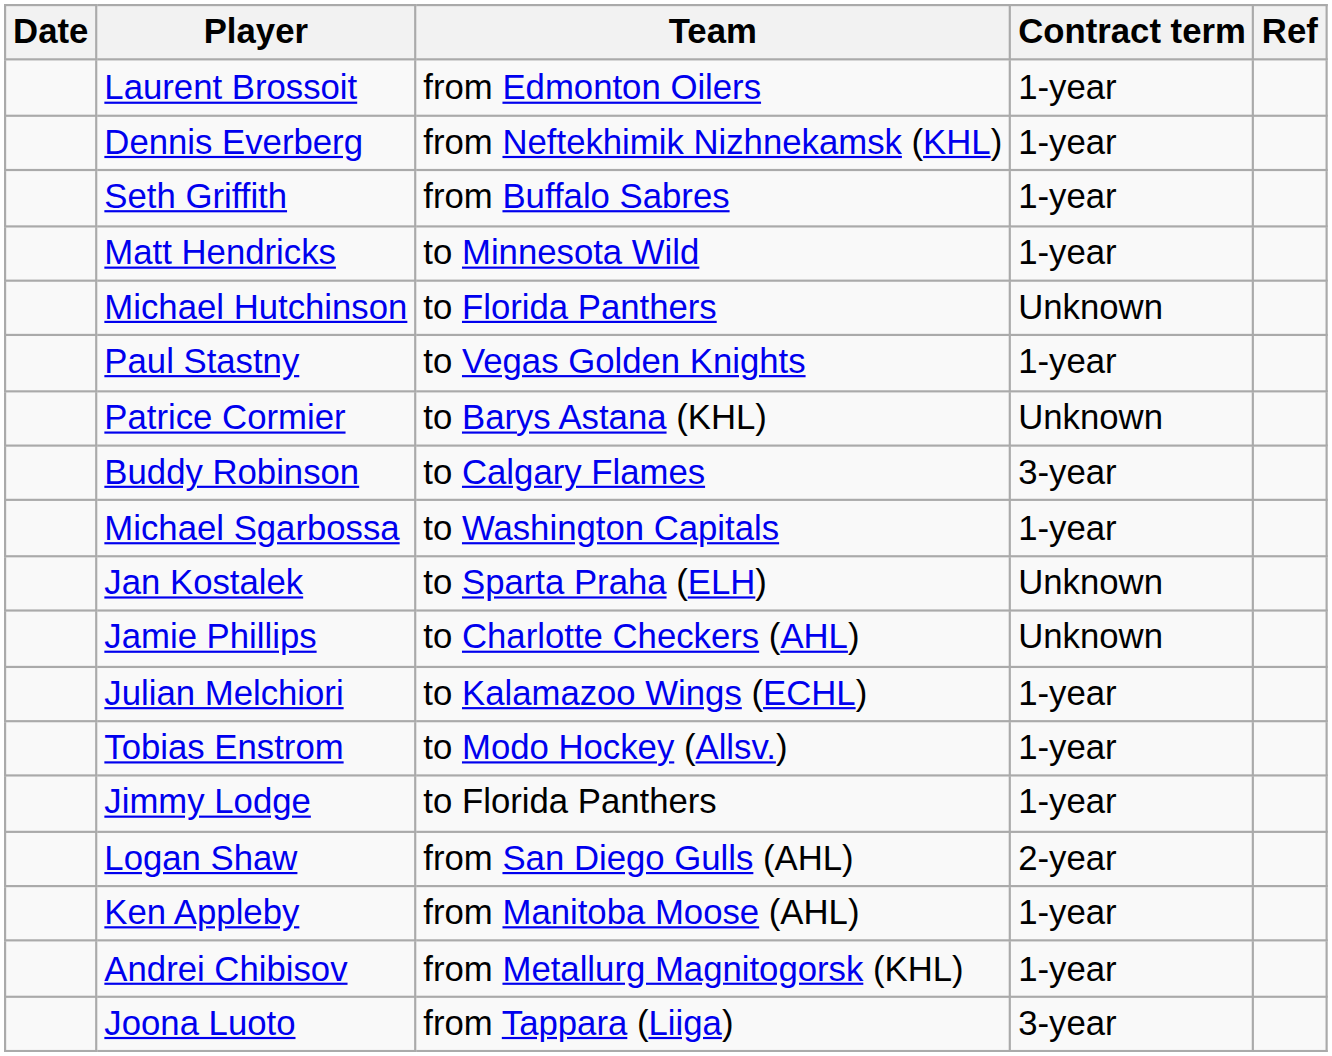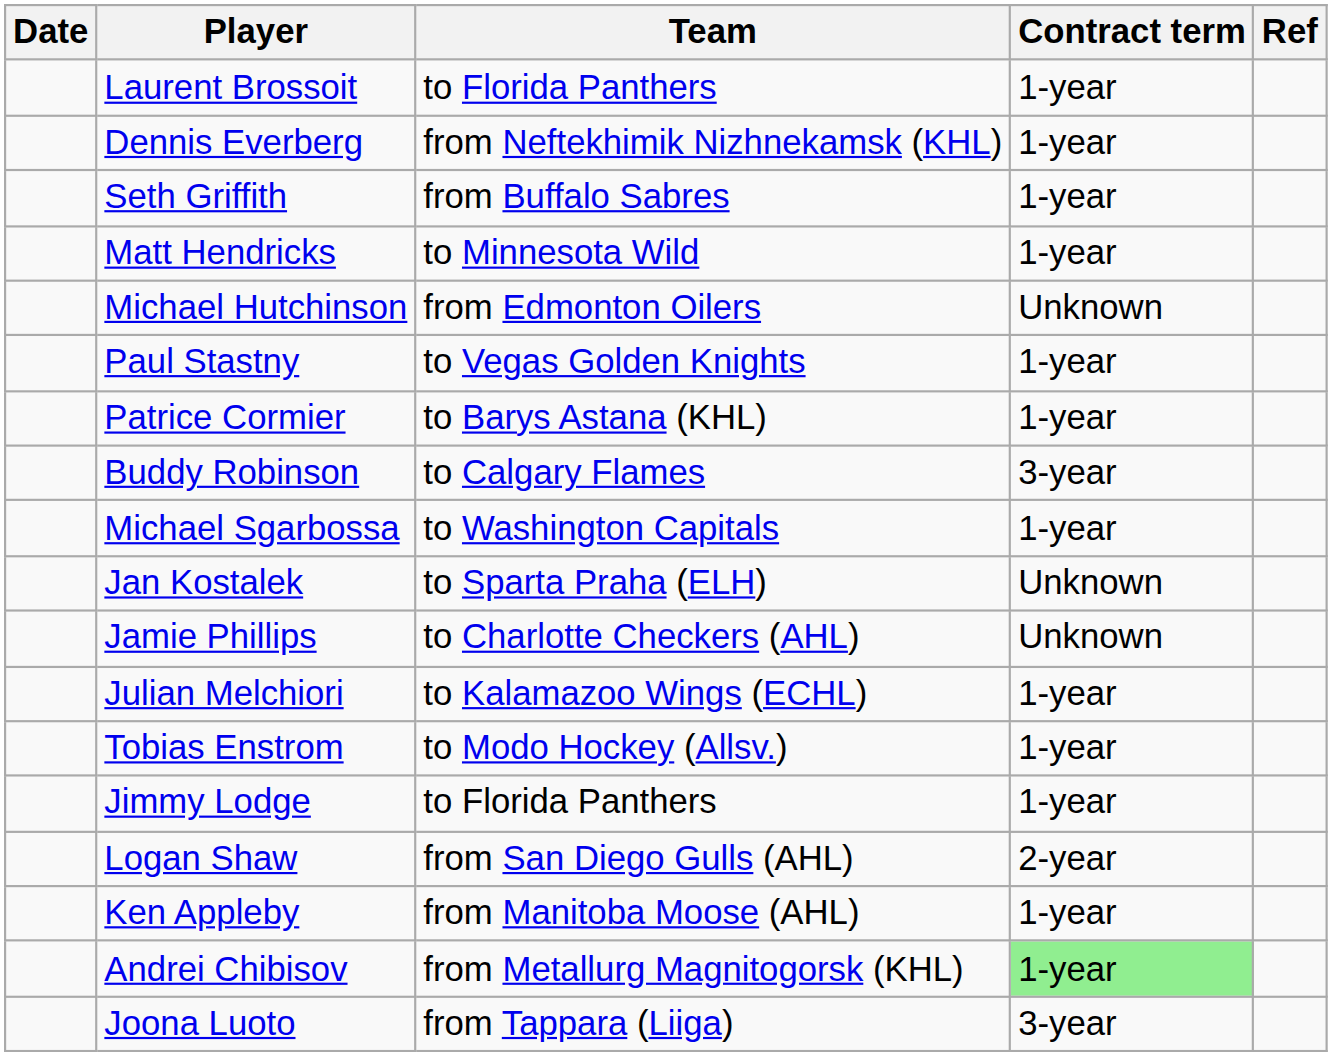(592, 87) from Edmonton Oilers -> (570, 87) to Florida Panthers
(570, 307) to Florida Panthers -> (592, 307) from Edmonton Oilers
(1091, 417) Unknown -> (1067, 417) 1-year
(1067, 968) no background -> (1067, 968) lightgreen background
